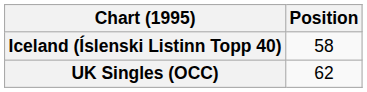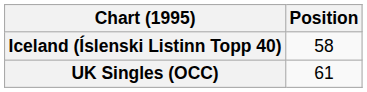(324, 73) 62 -> (324, 73) 61
